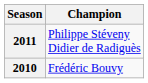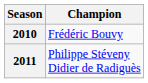rows swapped: (25, 68) <-> (25, 41)
